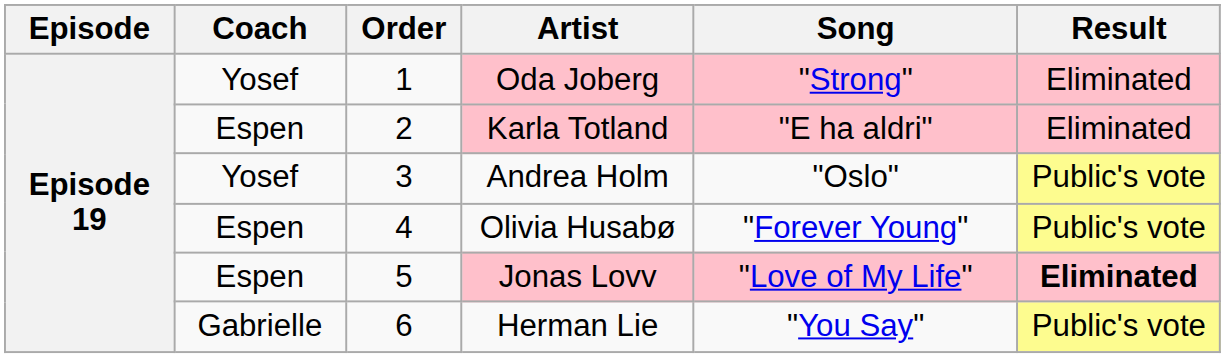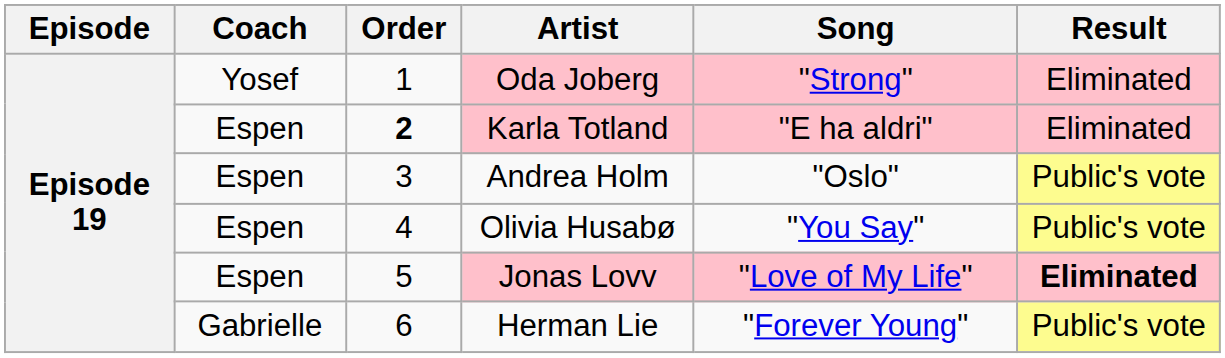(404, 128) normal -> (404, 128) bold
(260, 177) Yosef -> (260, 177) Espen
(856, 227) "Forever Young" -> (856, 227) "You Say"
(856, 326) "You Say" -> (856, 326) "Forever Young"
